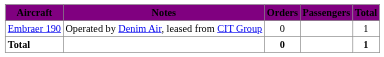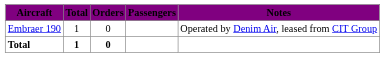columns swapped: (366, 12) <-> (164, 12)
